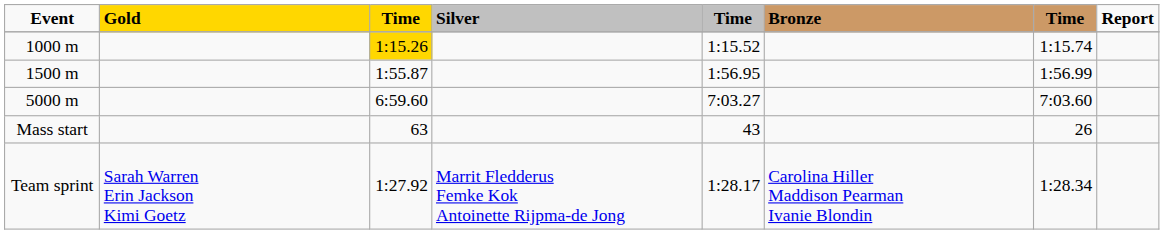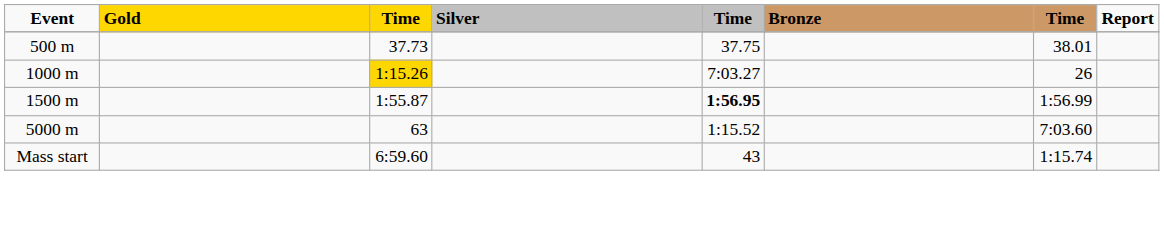+ row: (52, 45)
(734, 45) 1:15.52 -> (734, 73) 7:03.27
(1066, 45) 1:15.74 -> (1084, 73) 26
(734, 73) normal -> (733, 101) bold
(402, 101) 6:59.60 -> (419, 128) 63
(734, 101) 7:03.27 -> (734, 128) 1:15.52
(419, 128) 63 -> (402, 156) 6:59.60
(1084, 128) 26 -> (1066, 156) 1:15.74
- row: (52, 186)
